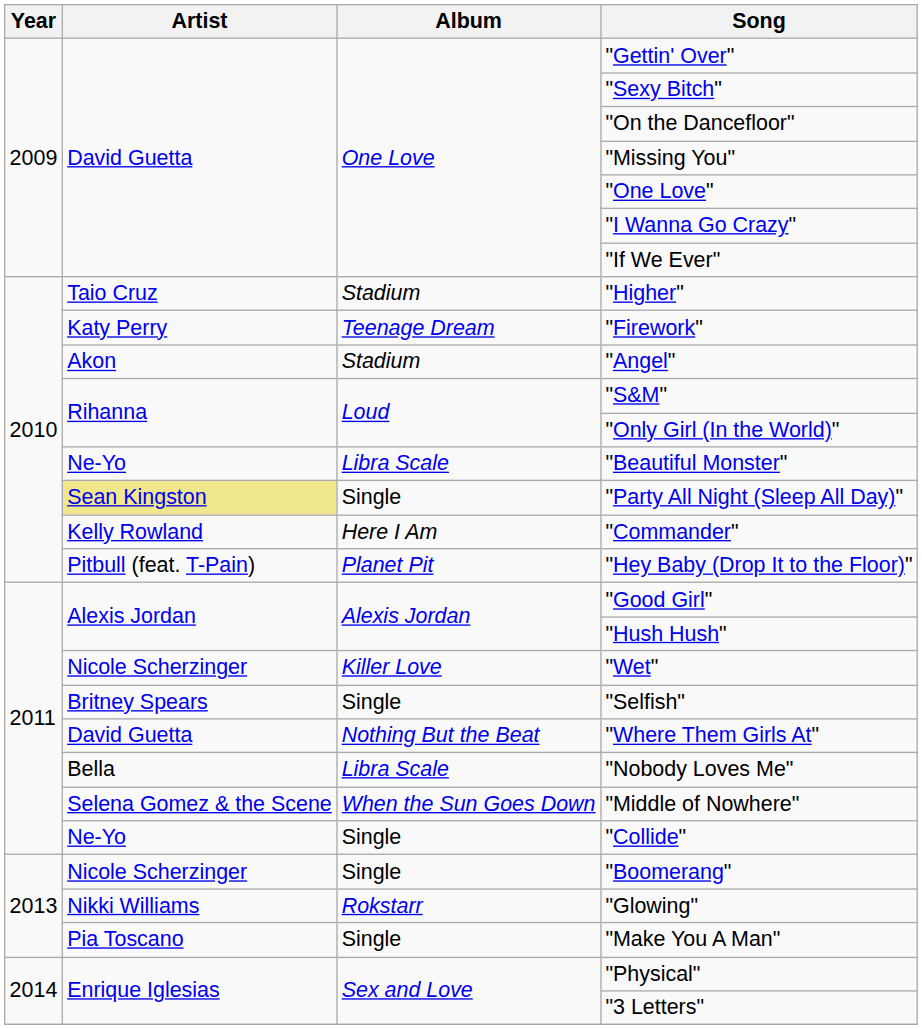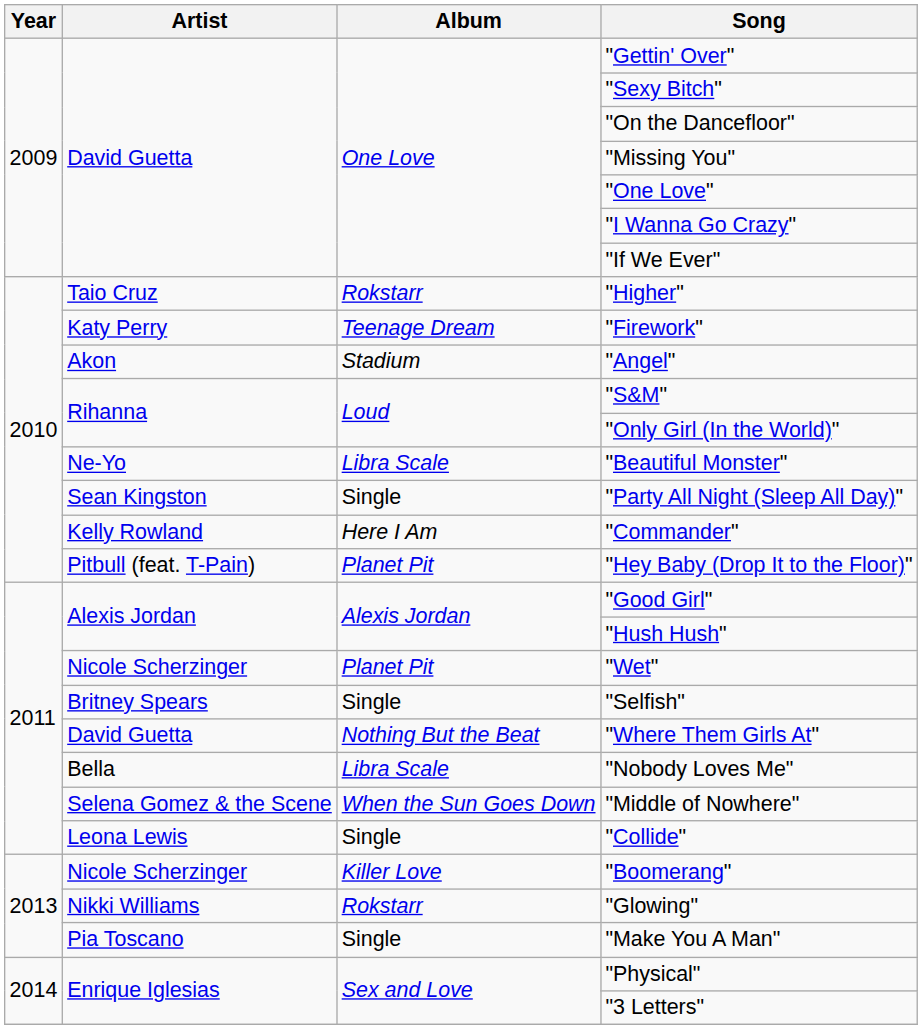(381, 293) Stadium -> (382, 293) Rokstarr
(137, 497) khaki background -> (137, 497) no background
(392, 667) Killer Love -> (388, 667) Planet Pit
(97, 837) Ne-Yo -> (127, 837) Leona Lewis
(371, 871) Single -> (392, 871) Killer Love
